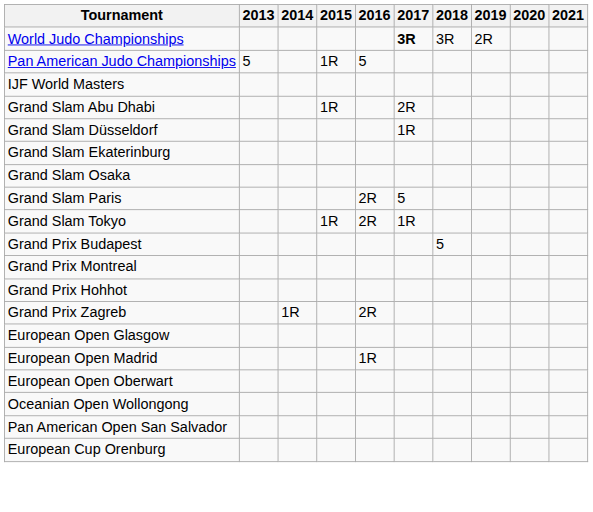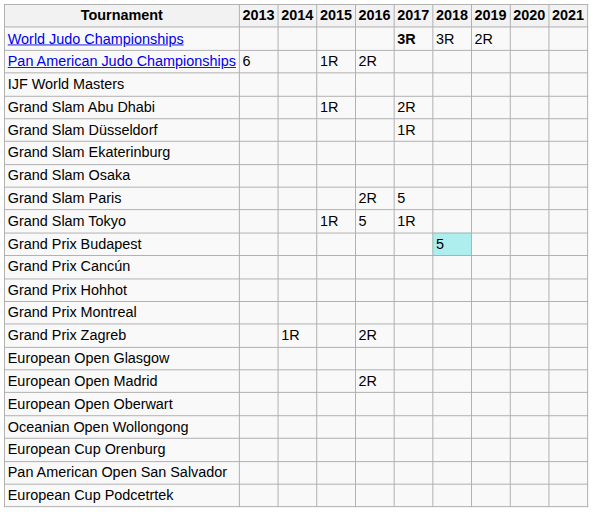(247, 61) 5 -> (247, 61) 6
(363, 61) 5 -> (368, 61) 2R
(368, 221) 2R -> (363, 221) 5
(440, 244) no background -> (440, 244) paleturquoise background
+ row: (69, 267)
rows swapped: (67, 289) <-> (72, 267)
(368, 358) 1R -> (368, 381) 2R
rows swapped: (117, 426) <-> (87, 449)
+ row: (91, 495)
